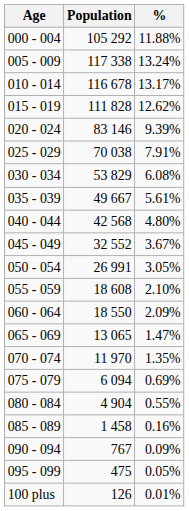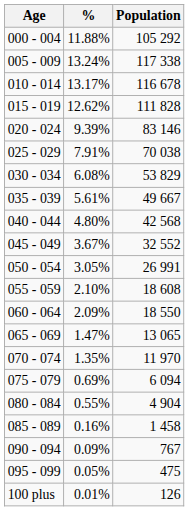columns swapped: (99, 16) <-> (159, 16)
